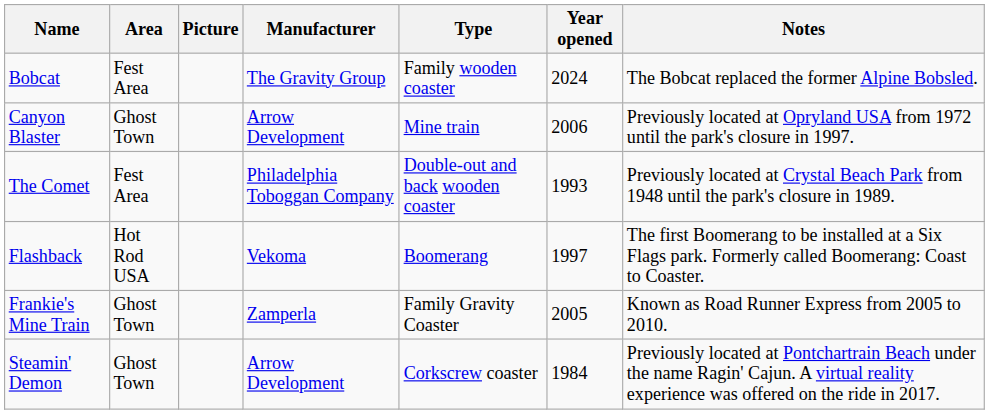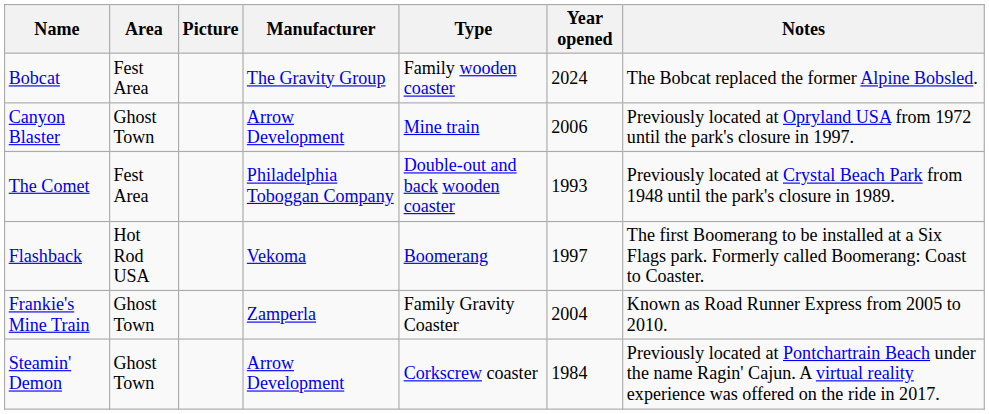(569, 314) 2005 -> (569, 314) 2004
